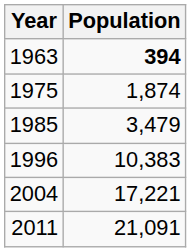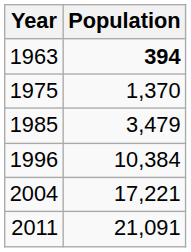(153, 90) 1,874 -> (153, 90) 1,370
(147, 159) 10,383 -> (147, 159) 10,384
